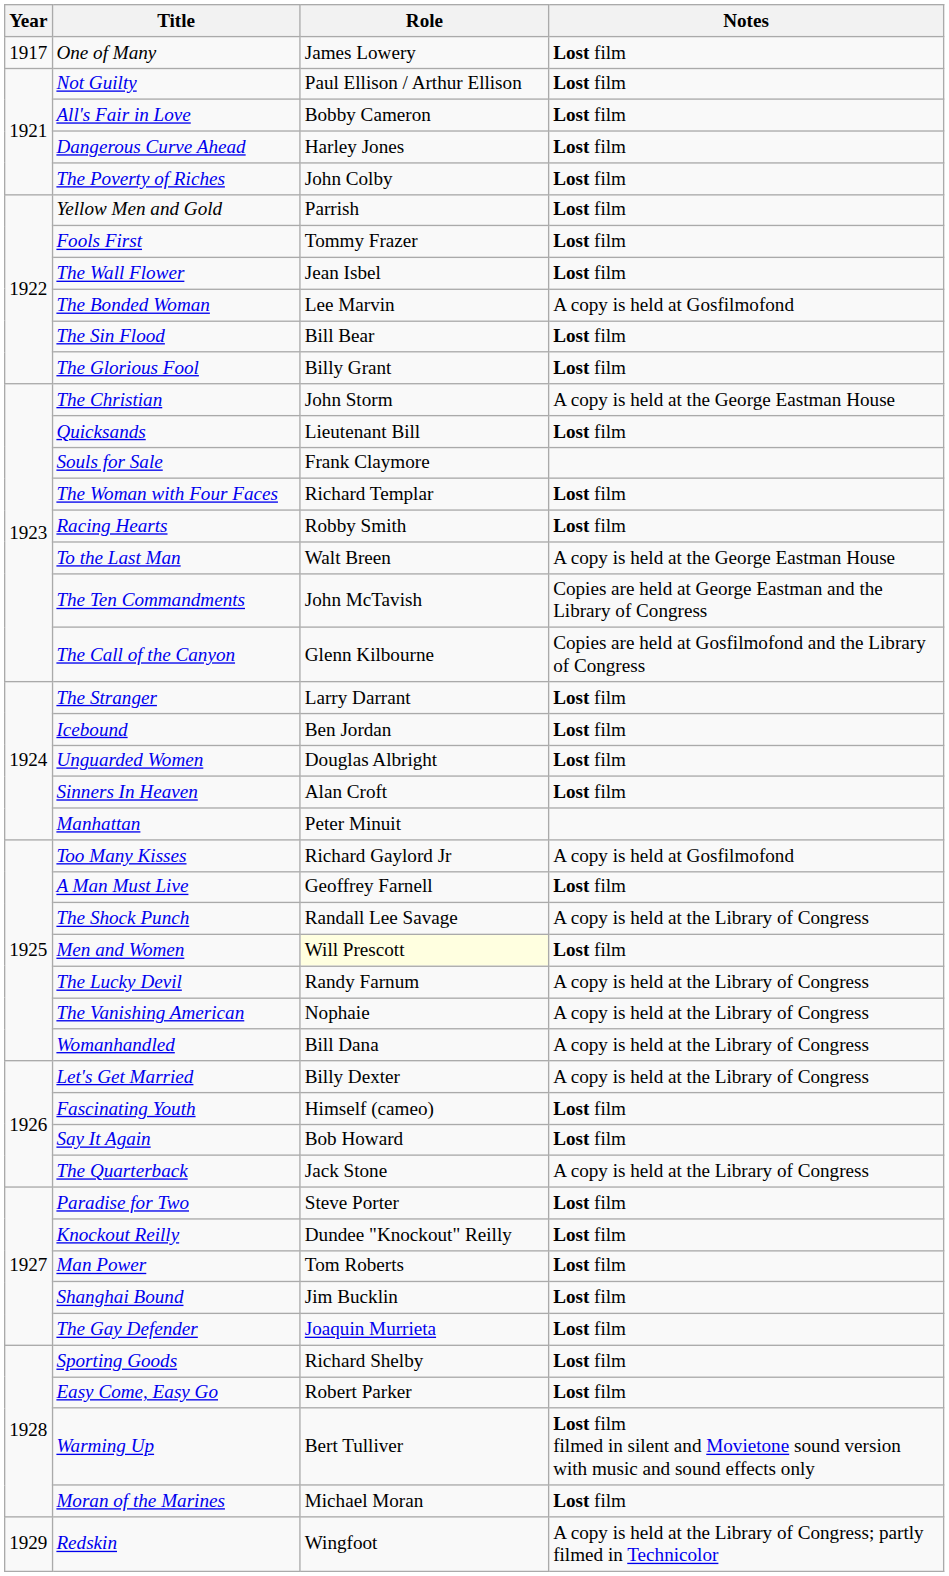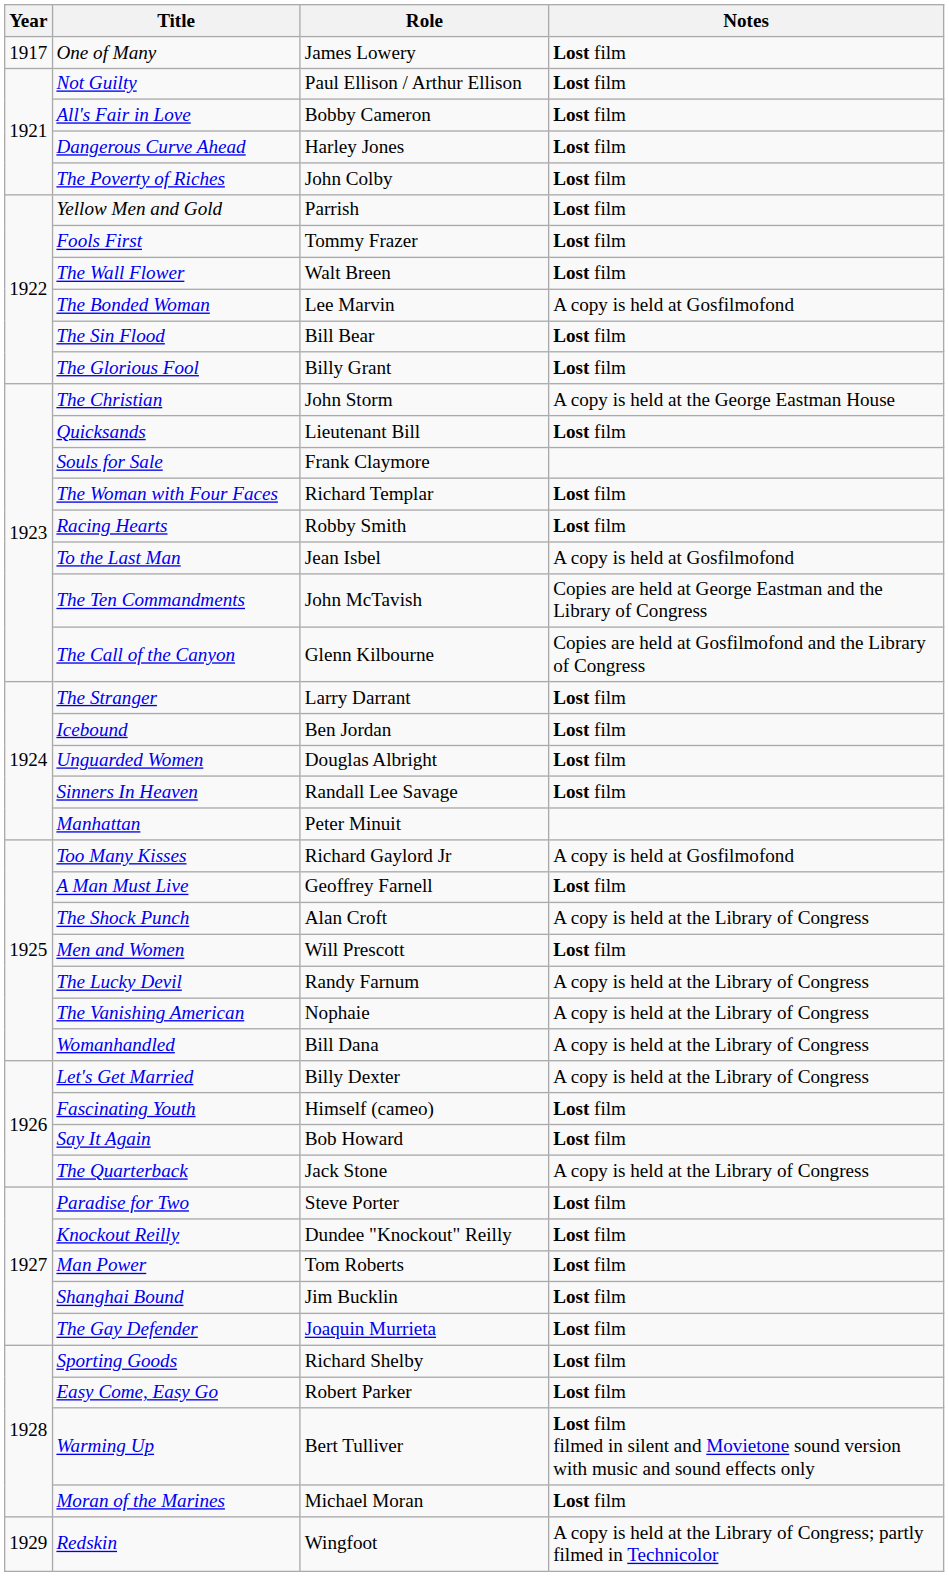(343, 273) Jean Isbel -> (348, 273) Walt Breen
(348, 557) Walt Breen -> (343, 557) Jean Isbel
(724, 557) A copy is held at the George Eastman House -> (674, 557) A copy is held at Gosfilmofond
(346, 792) Alan Croft -> (381, 792) Randall Lee Savage
(381, 918) Randall Lee Savage -> (346, 918) Alan Croft
(355, 950) lightyellow background -> (355, 950) no background
